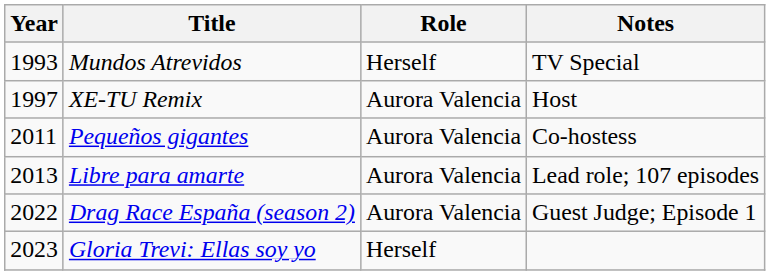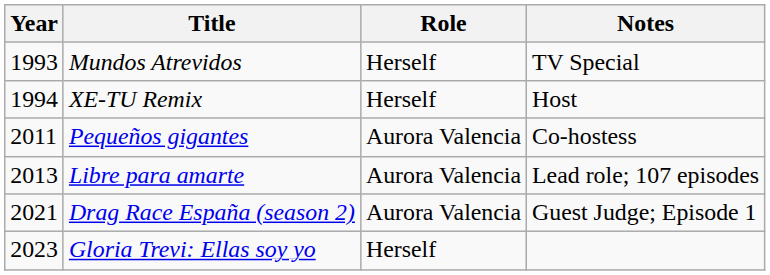(34, 99) 1997 -> (34, 99) 1994
(443, 99) Aurora Valencia -> (401, 99) Herself
(34, 212) 2022 -> (34, 212) 2021
